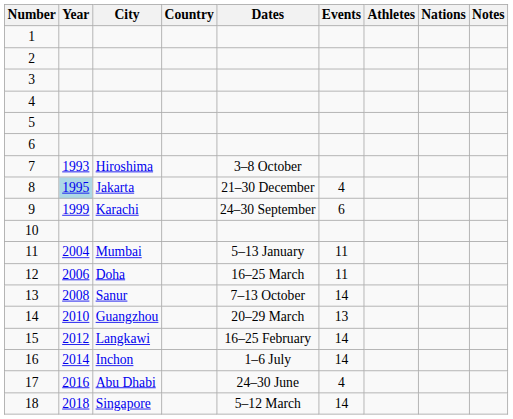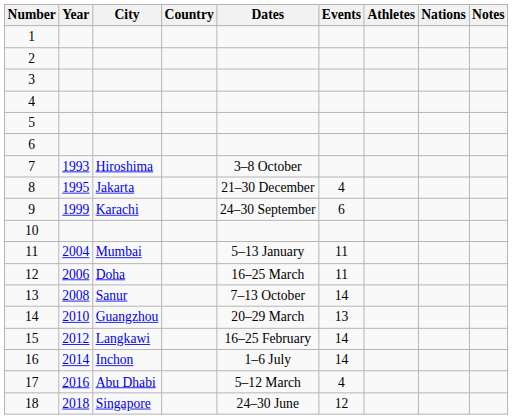(76, 187) lightblue background -> (76, 187) no background
(268, 381) 24–30 June -> (268, 381) 5–12 March
(268, 403) 5–12 March -> (268, 403) 24–30 June
(341, 403) 14 -> (341, 403) 12
